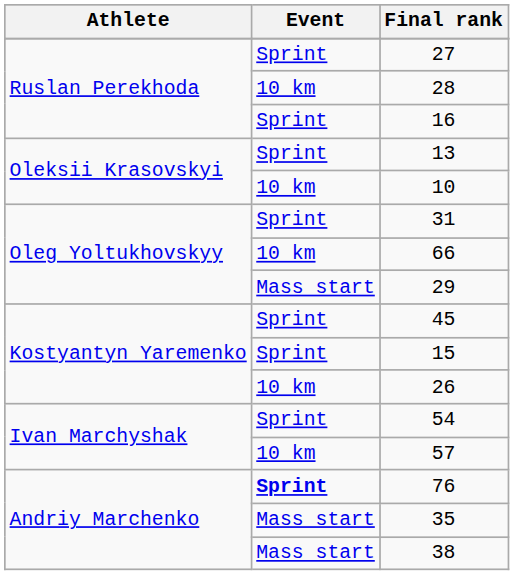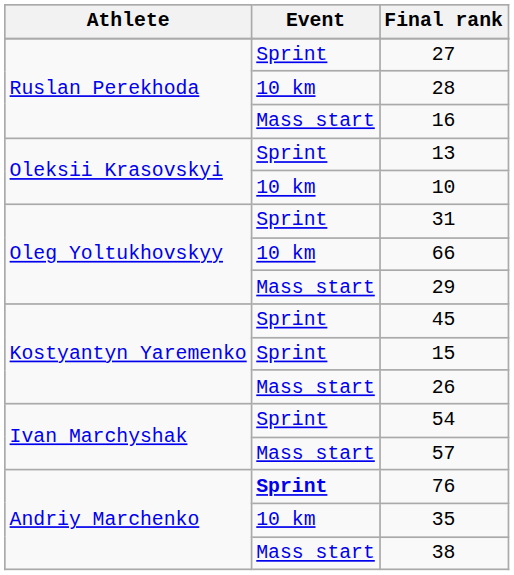(292, 121) Sprint -> (316, 121) Mass start
(286, 387) 10 km -> (316, 387) Mass start
(286, 453) 10 km -> (316, 453) Mass start
(316, 519) Mass start -> (286, 519) 10 km
